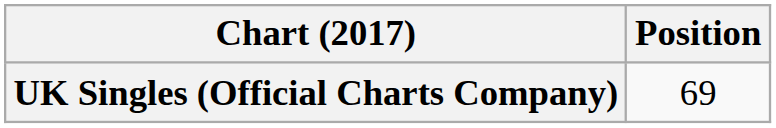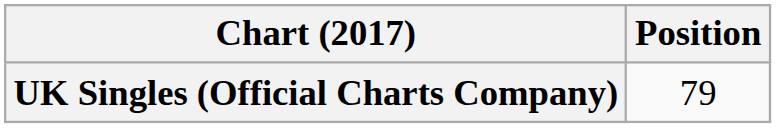(698, 91) 69 -> (698, 91) 79
